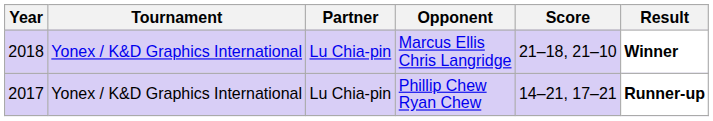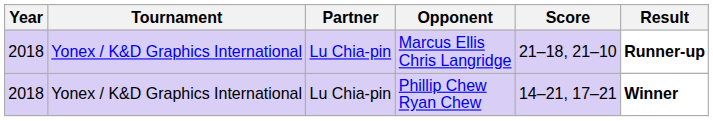(651, 52) Winner -> (665, 52) Runner-up
(26, 95) 2017 -> (26, 95) 2018
(665, 95) Runner-up -> (651, 95) Winner
